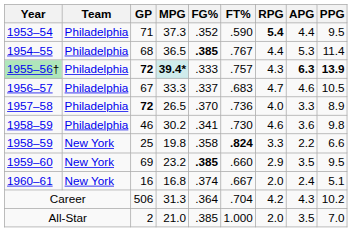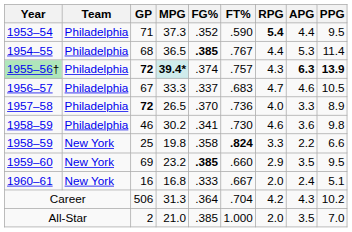(207, 69) .333 -> (207, 69) .374
(207, 181) .374 -> (207, 181) .333
